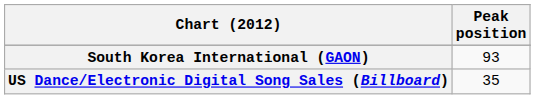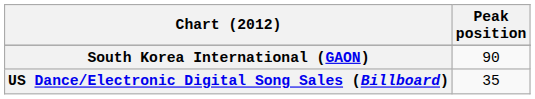(491, 57) 93 -> (491, 57) 90
